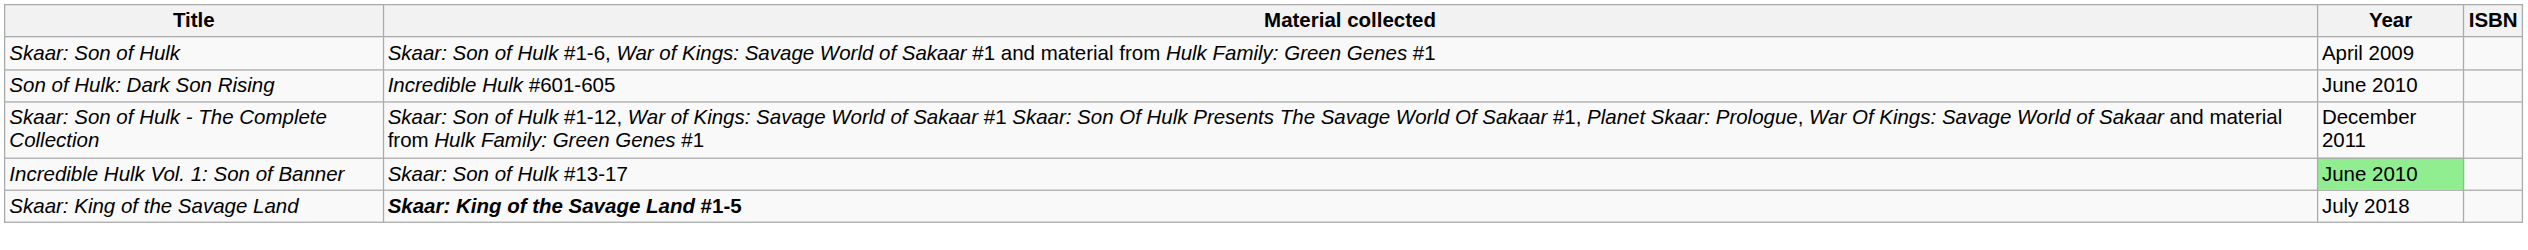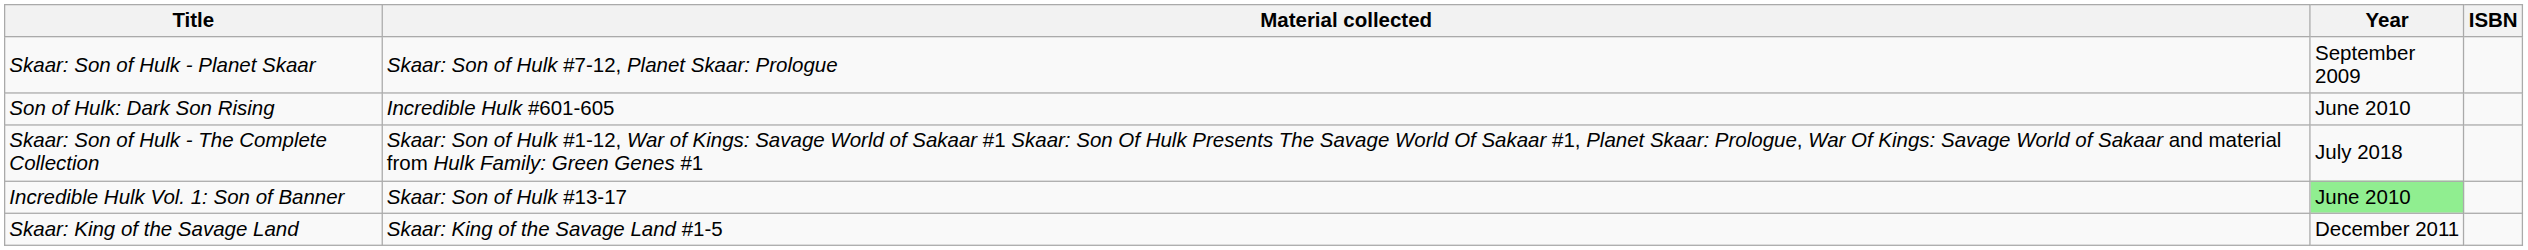- row: (95, 53)
+ row: (162, 64)
(2369, 129) December 2011 -> (2359, 152) July 2018
(565, 206) bold -> (555, 229) normal
(2366, 206) July 2018 -> (2387, 229) December 2011
